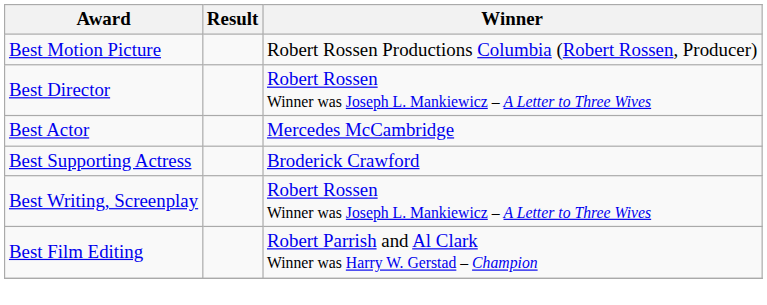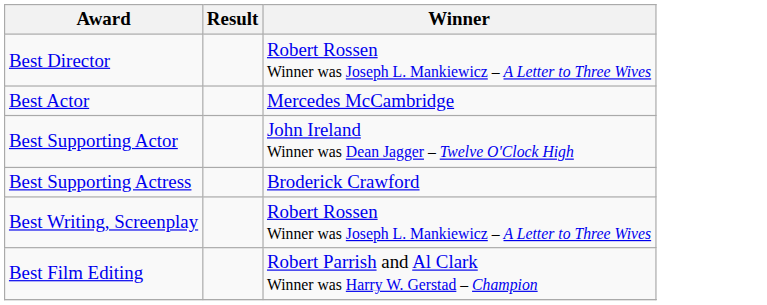- row: (85, 49)
+ row: (93, 141)
